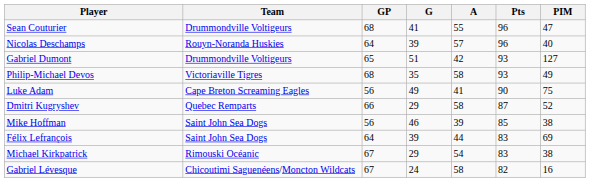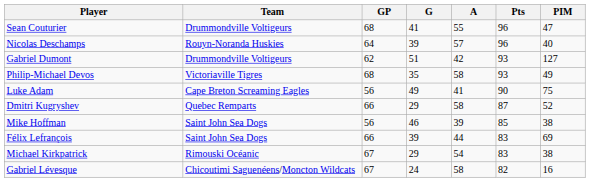(369, 59) 65 -> (369, 59) 62
(369, 138) 64 -> (369, 138) 66
